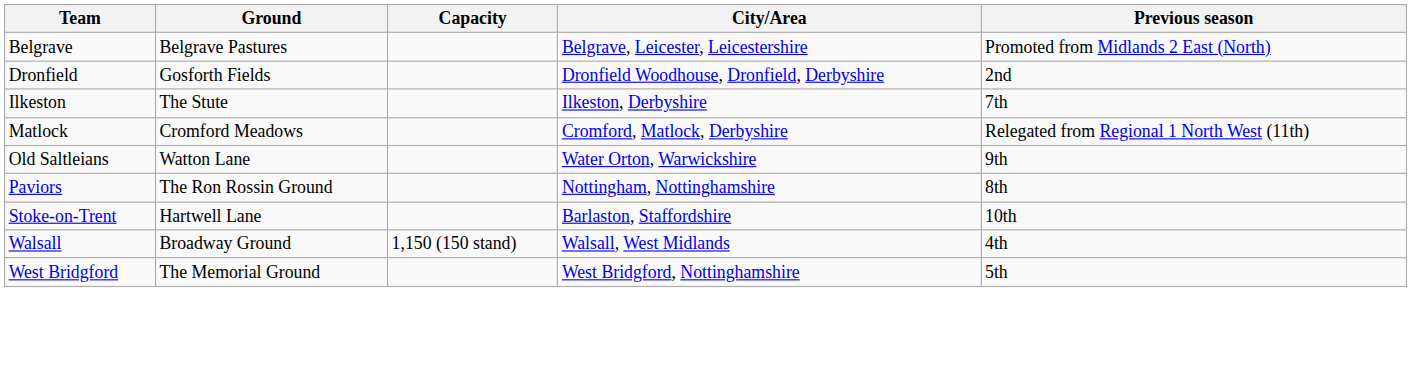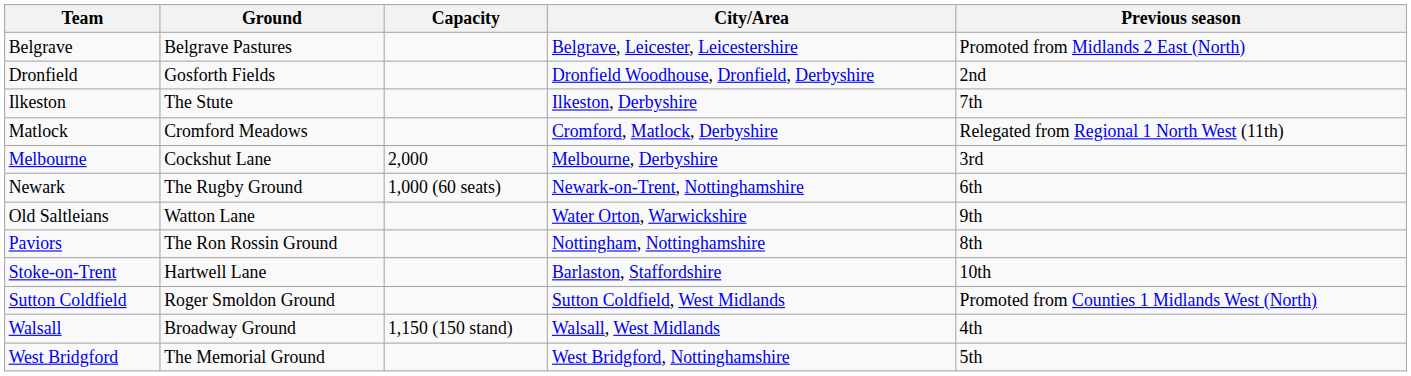+ row: (48, 159)
+ row: (37, 187)
+ row: (68, 300)
